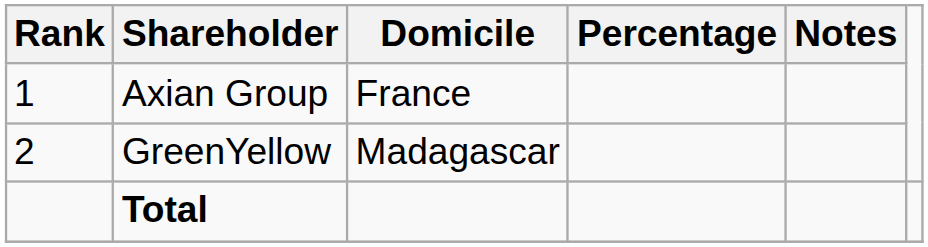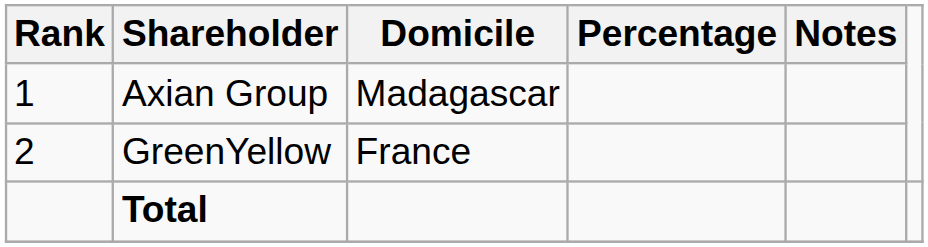(413, 92) France -> (458, 92) Madagascar
(458, 151) Madagascar -> (413, 151) France
